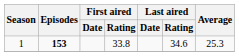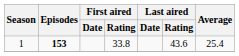(179, 43) 34.6 -> (179, 43) 43.6
(215, 43) 25.3 -> (215, 43) 25.4
